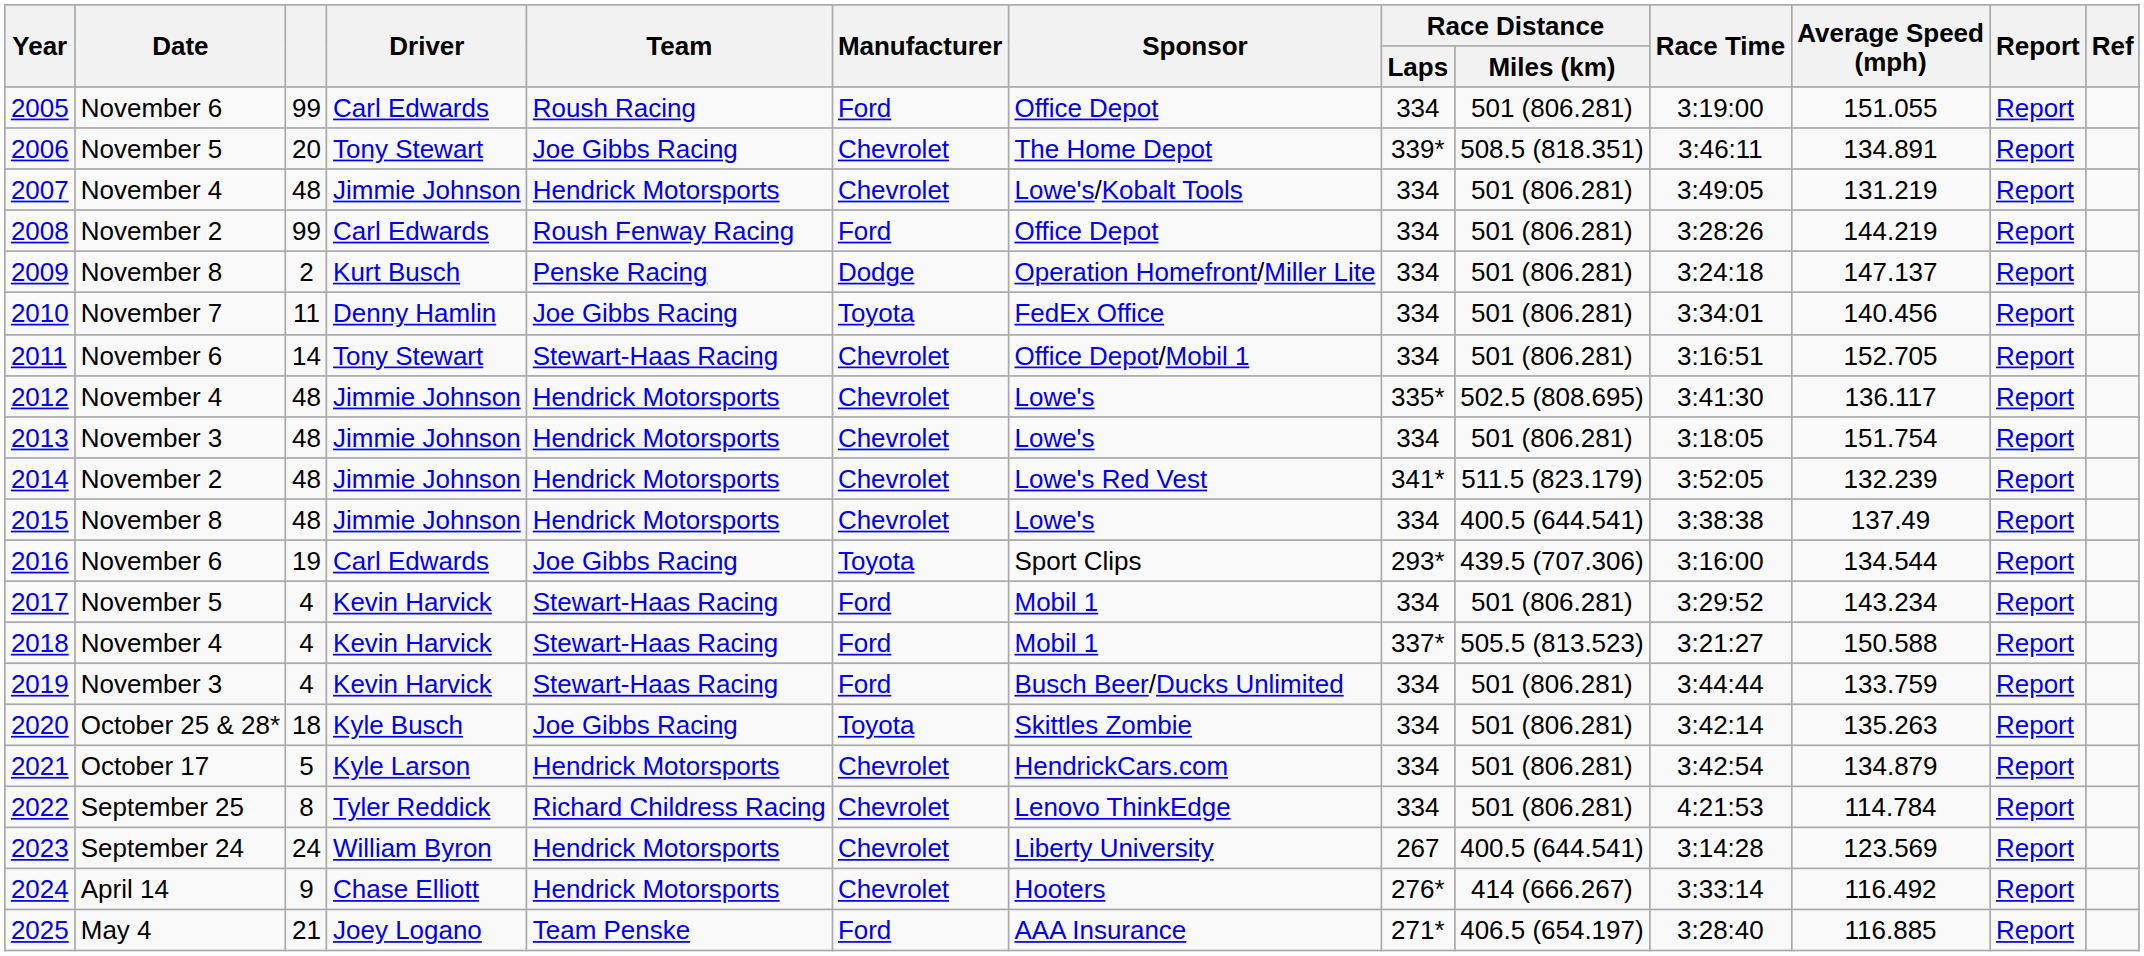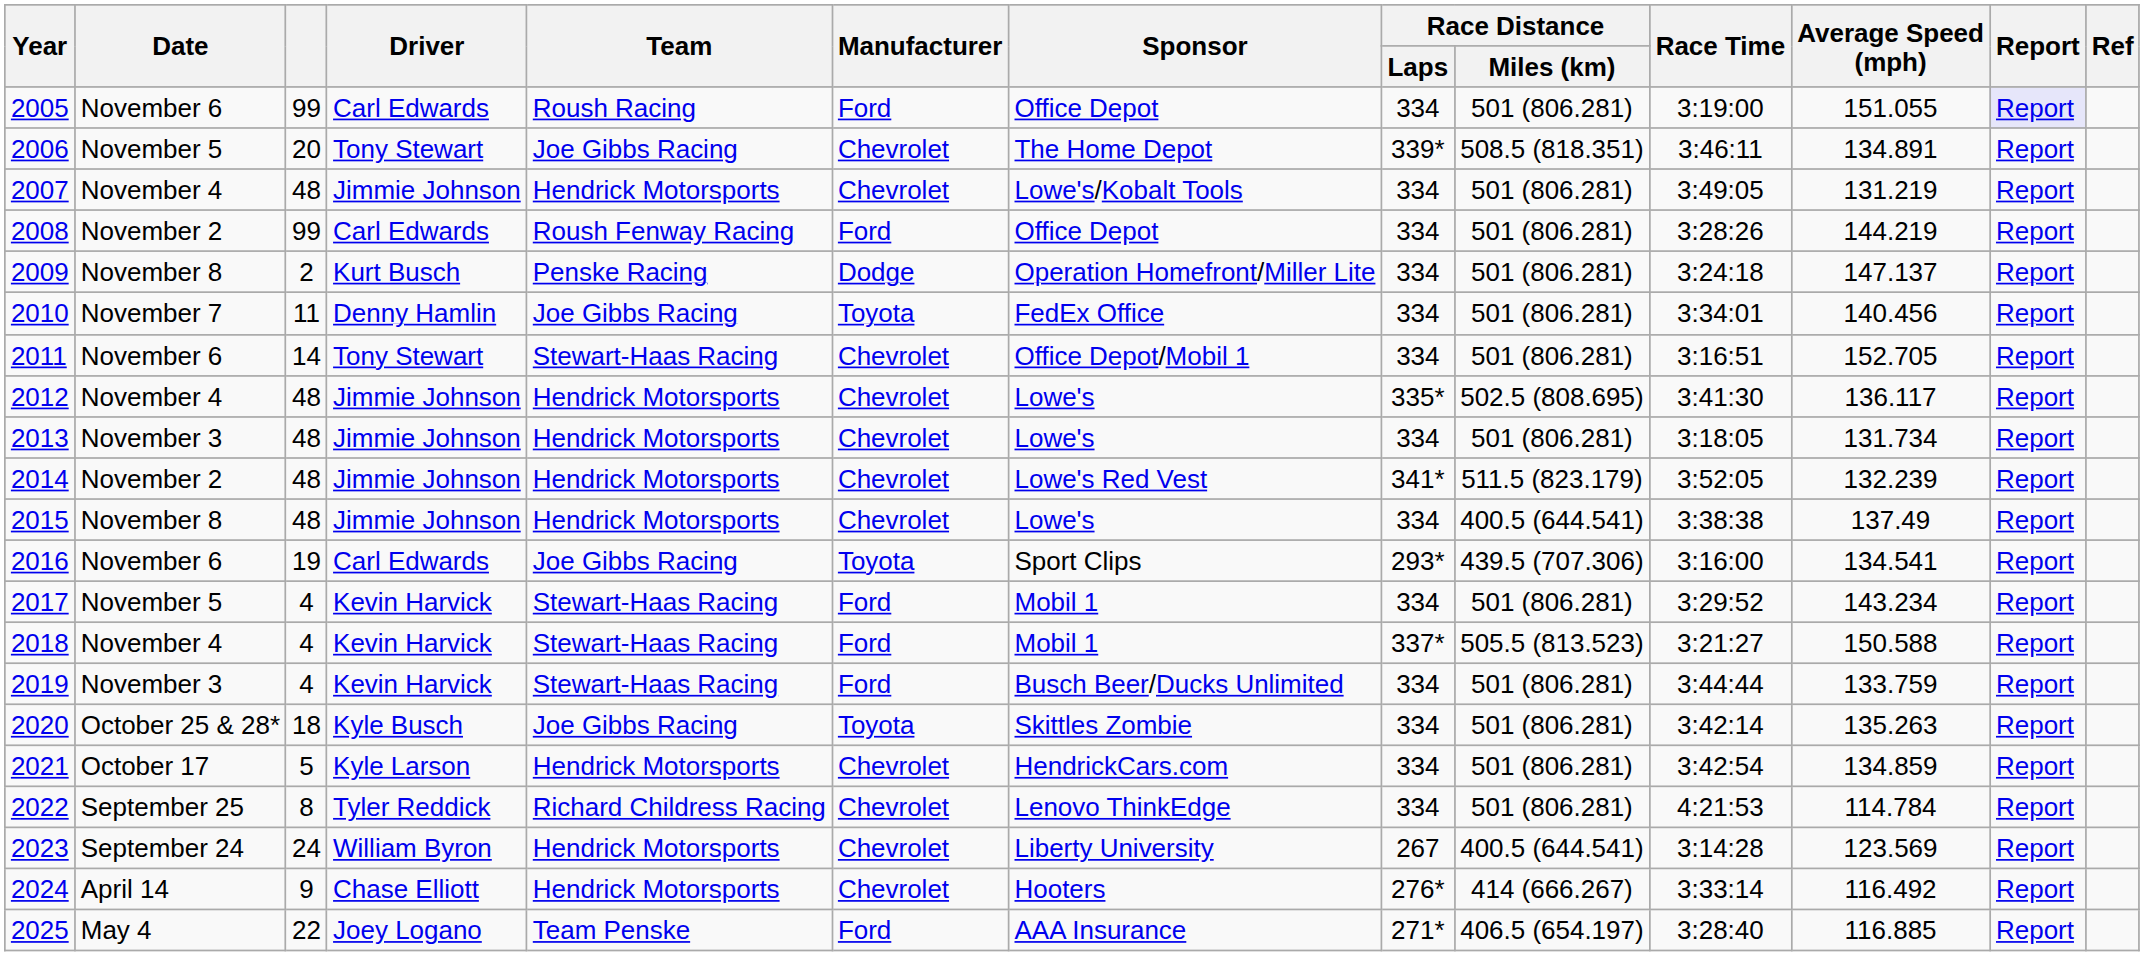(2035, 108) no background -> (2035, 108) lavender background
(1891, 437) 151.754 -> (1891, 437) 131.734
(1891, 561) 134.544 -> (1891, 561) 134.541
(1891, 766) 134.879 -> (1891, 766) 134.859
(307, 931) 21 -> (307, 931) 22
